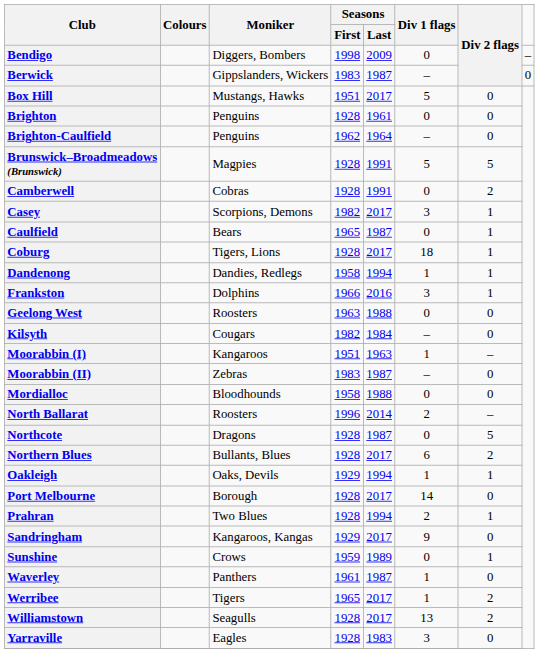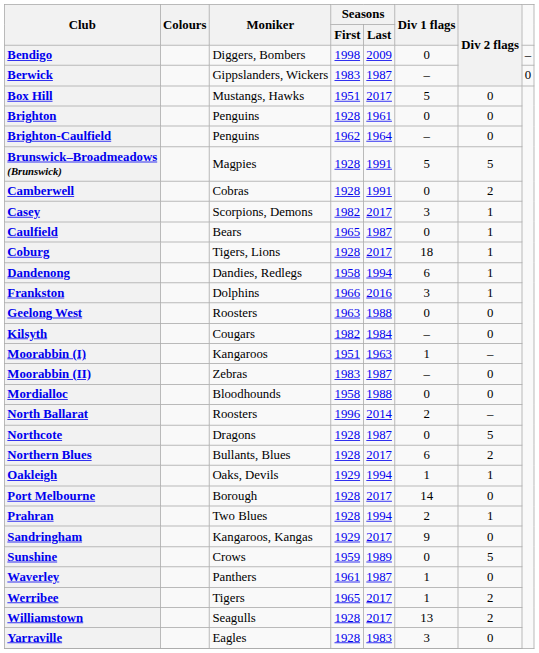(427, 272) 1 -> (427, 272) 6
(490, 556) 1 -> (490, 556) 5
